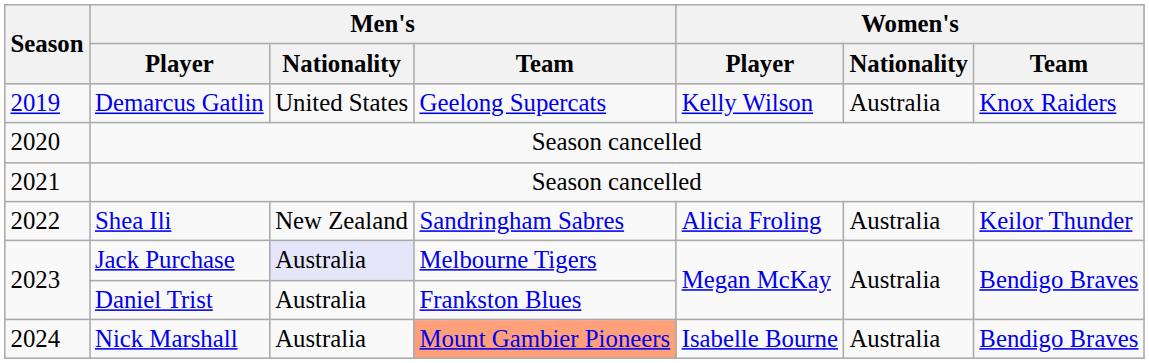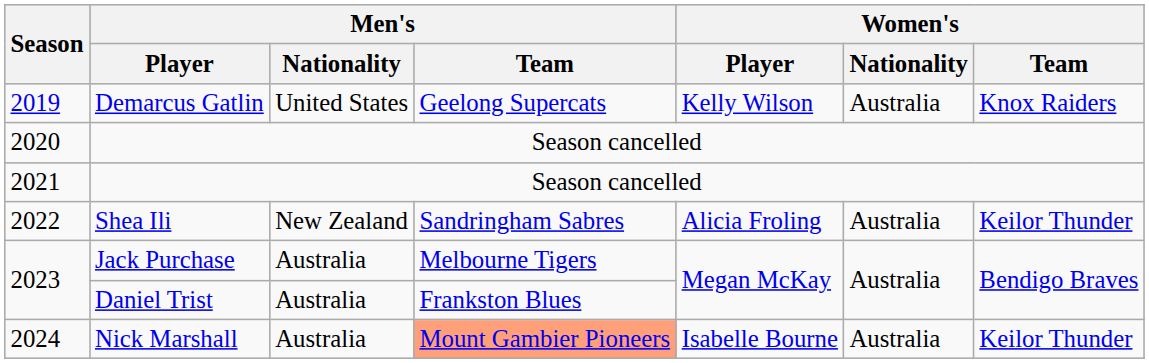(321, 260) lavender background -> (321, 260) no background
(1059, 338) Bendigo Braves -> (1056, 338) Keilor Thunder
